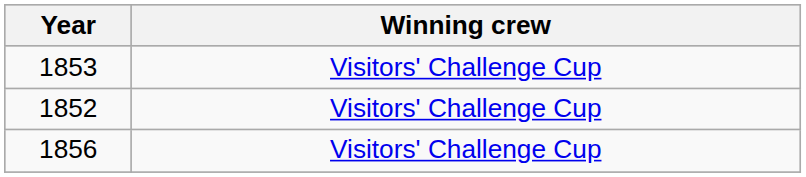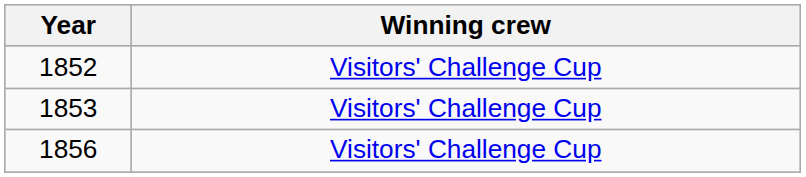rows swapped: (68, 108) <-> (68, 66)
